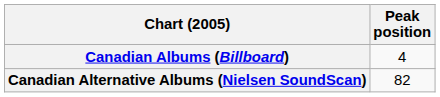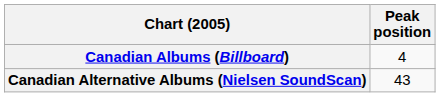(402, 80) 82 -> (402, 80) 43
